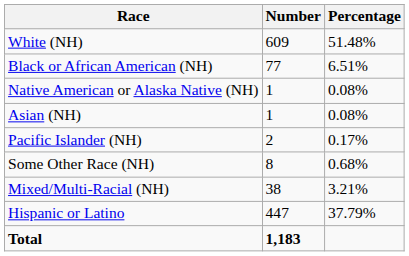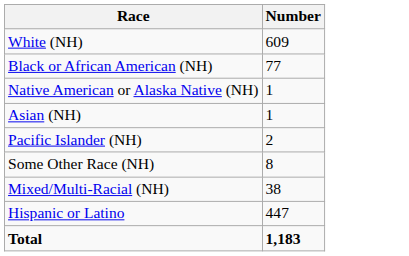- column: (364, 16)
